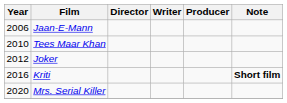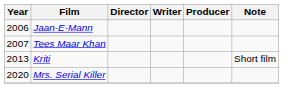(18, 43) 2010 -> (18, 43) 2007
- row: (45, 59)
(18, 75) 2016 -> (18, 59) 2013
(257, 75) bold -> (255, 59) normal
